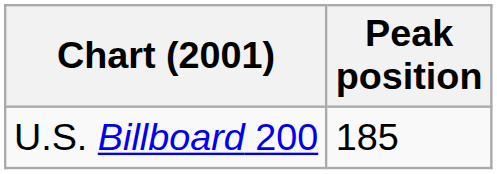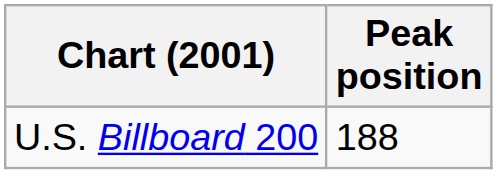(367, 136) 185 -> (367, 136) 188
